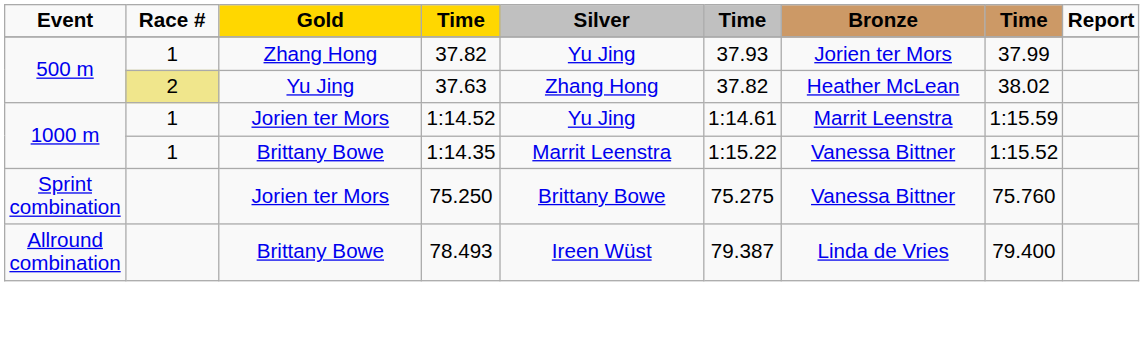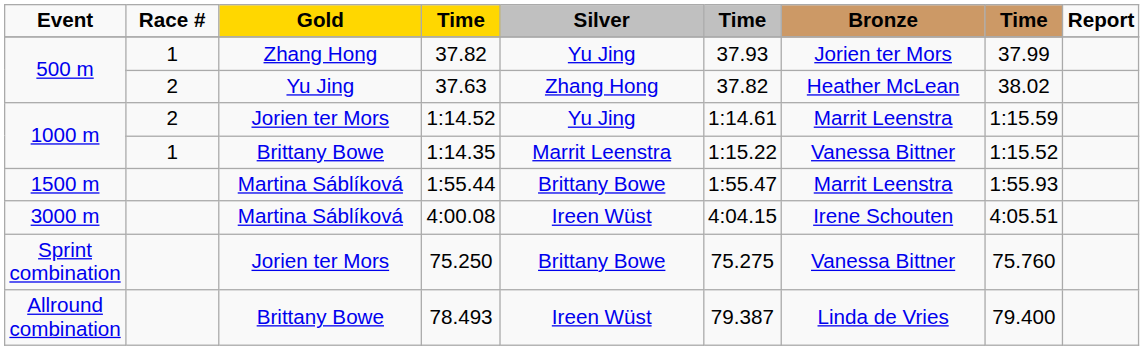(172, 86) khaki background -> (172, 86) no background
(172, 119) 1 -> (172, 119) 2
+ row: (461, 184)
+ row: (461, 217)
